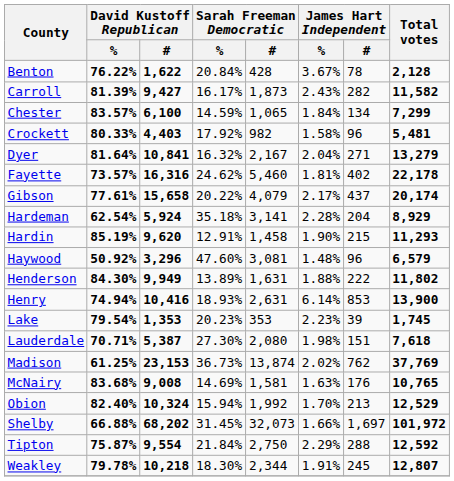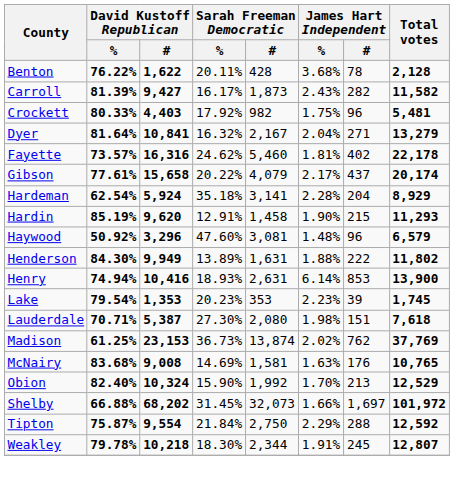(219, 71) 20.84% -> (219, 71) 20.11%
(321, 71) 3.67% -> (321, 71) 3.68%
- row: (34, 113)
(321, 133) 1.58% -> (321, 113) 1.75%
(219, 403) 15.94% -> (219, 383) 15.90%
